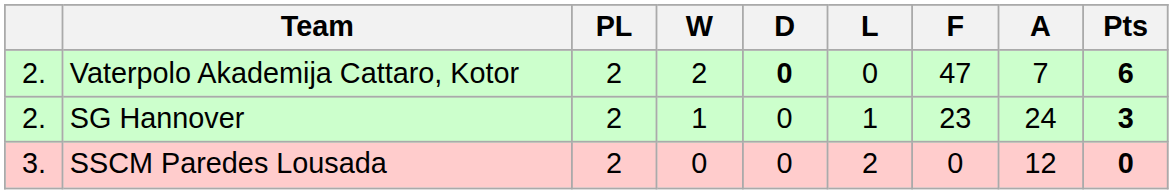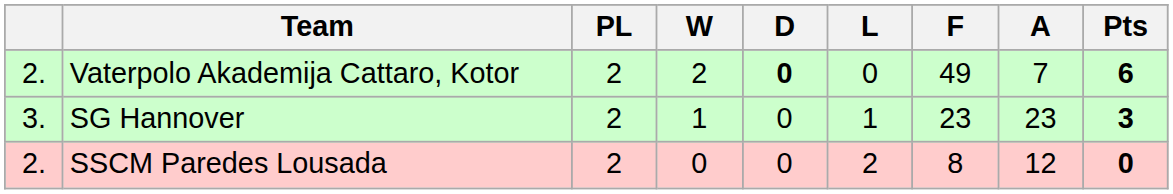(955, 73) 47 -> (955, 73) 49
(34, 118) 2. -> (34, 118) 3.
(1040, 118) 24 -> (1040, 118) 23
(34, 164) 3. -> (34, 164) 2.
(955, 164) 0 -> (955, 164) 8
